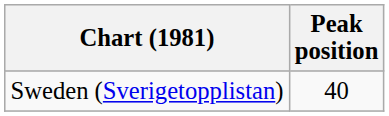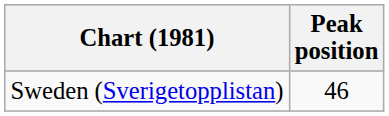(337, 90) 40 -> (337, 90) 46
